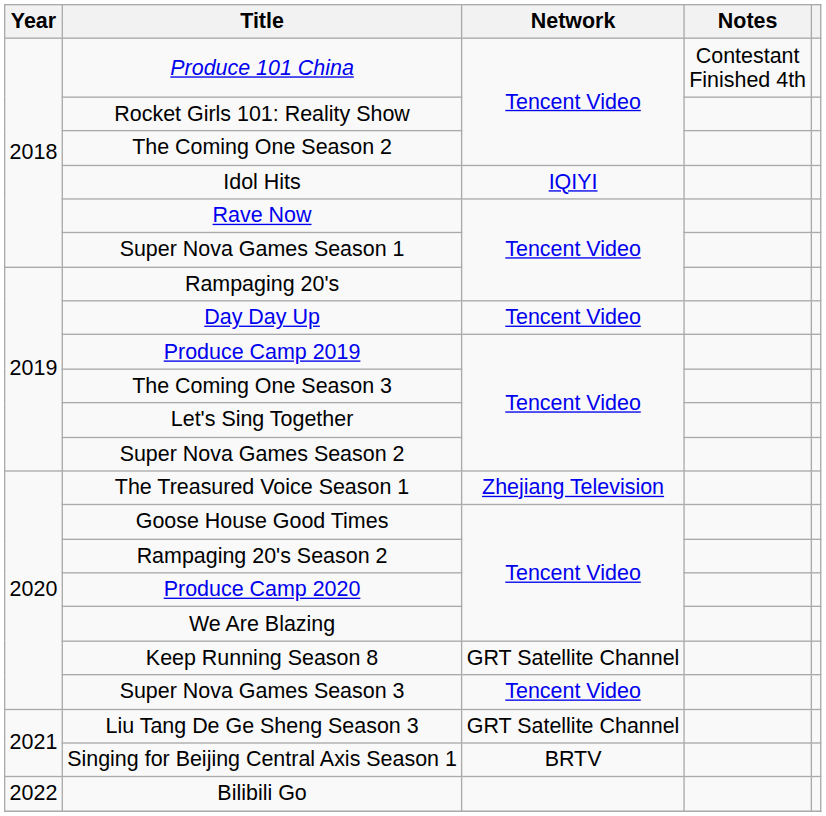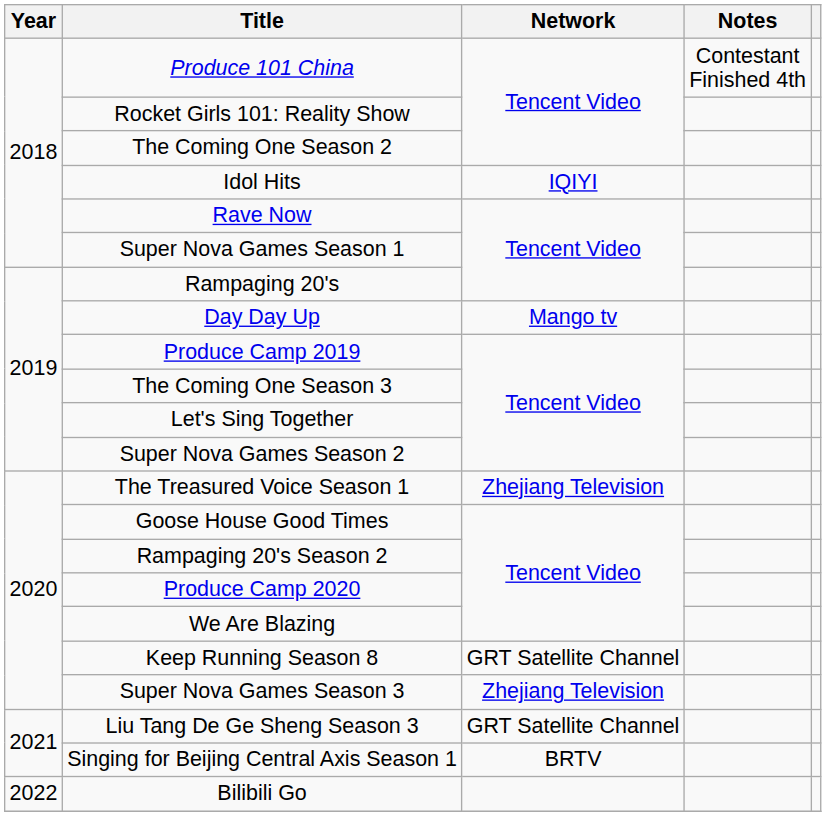(573, 317) Tencent Video -> (573, 317) Mango tv
(573, 691) Tencent Video -> (573, 691) Zhejiang Television
